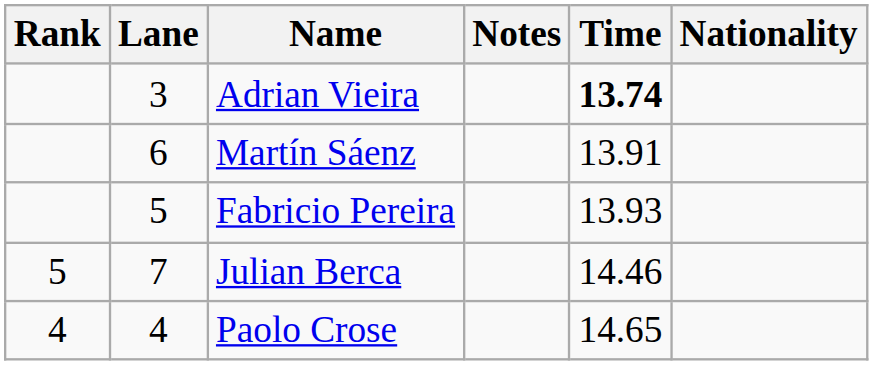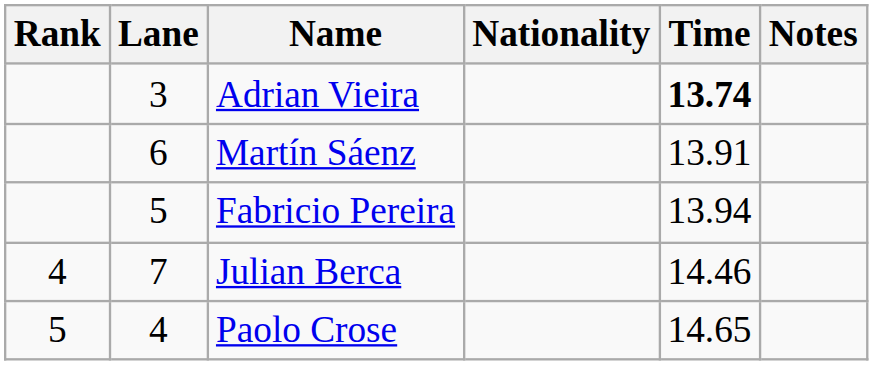columns swapped: (769, 34) <-> (517, 34)
(620, 211) 13.93 -> (710, 211) 13.94
(57, 270) 5 -> (57, 270) 4
(57, 329) 4 -> (57, 329) 5
